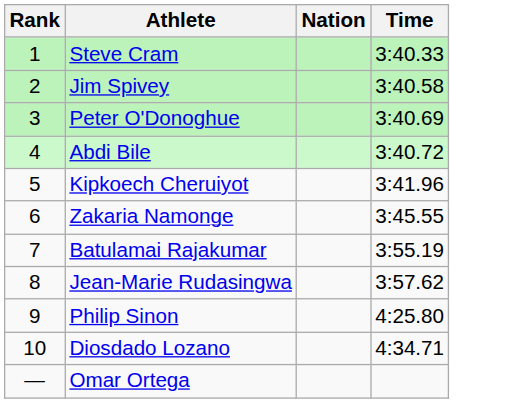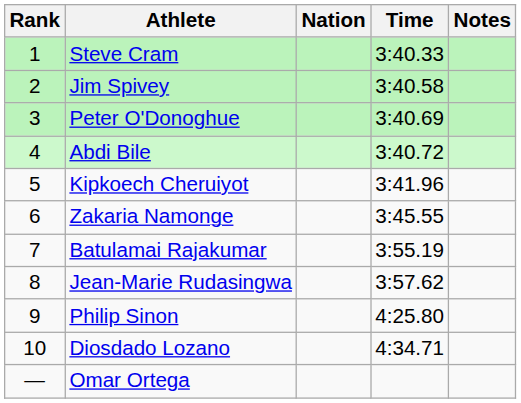+ column: (482, 20)
